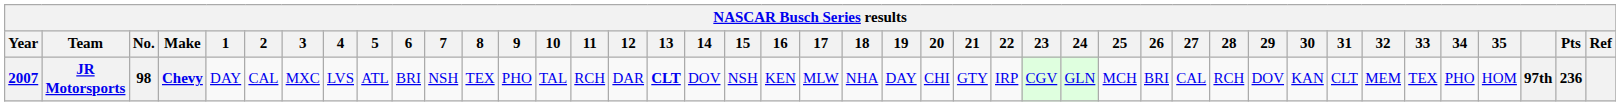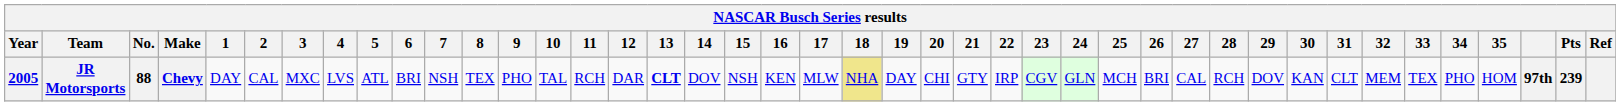(23, 78) 2007 -> (23, 78) 2005
(144, 78) 98 -> (144, 78) 88
(862, 78) no background -> (862, 78) khaki background
(1571, 78) 236 -> (1571, 78) 239
